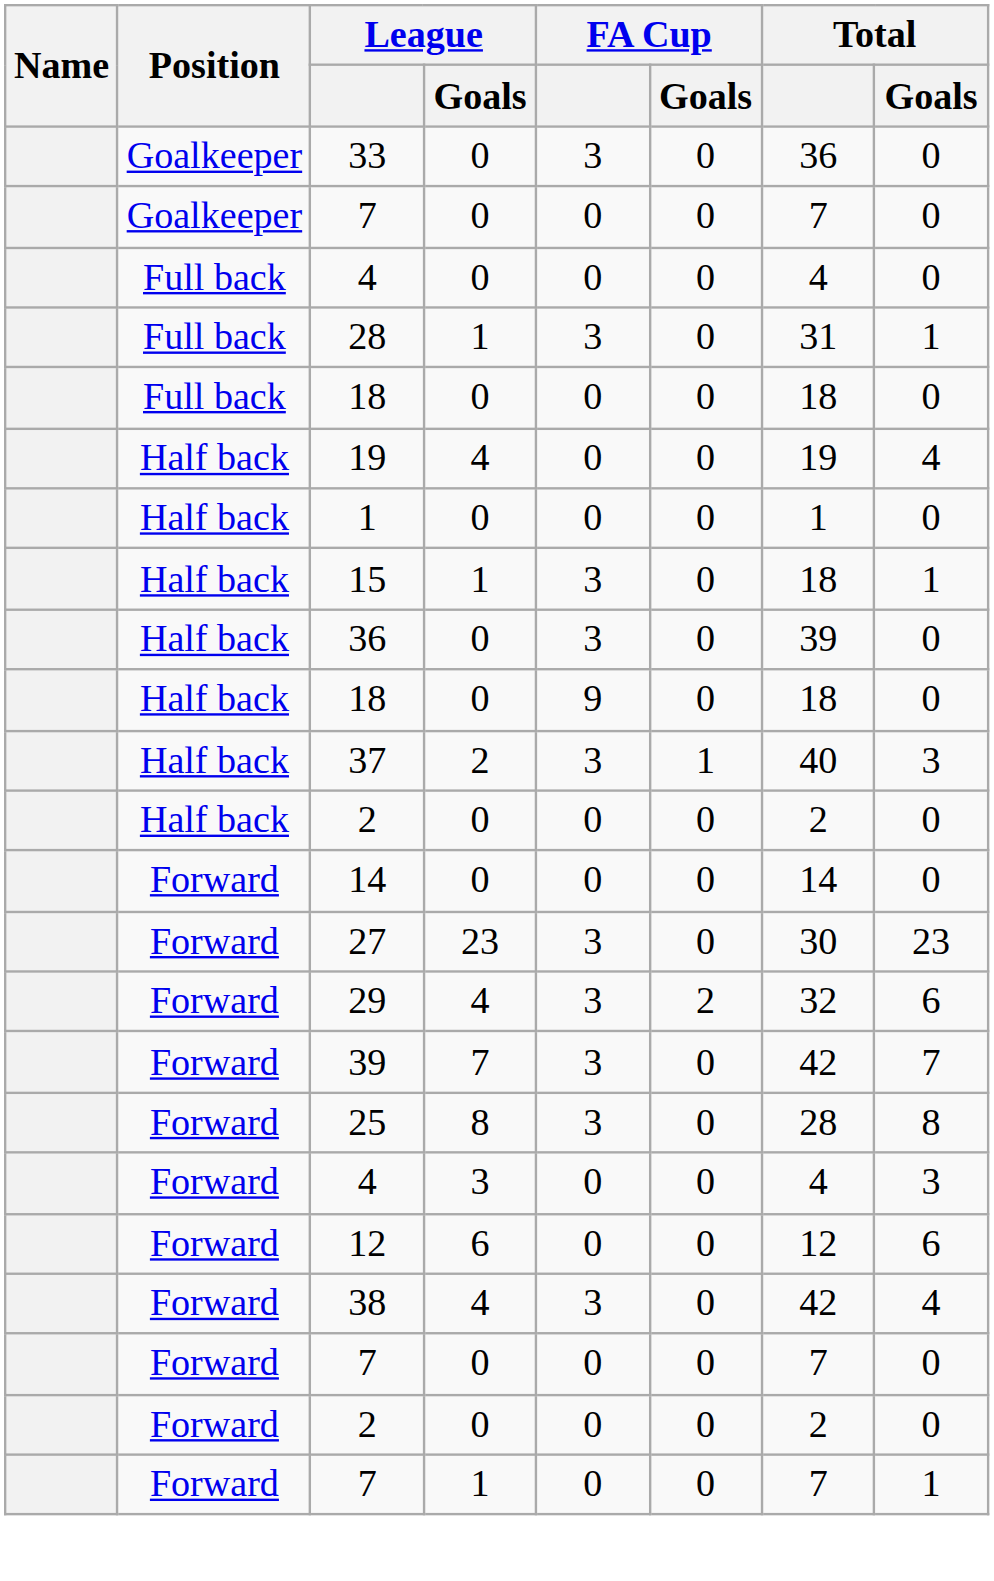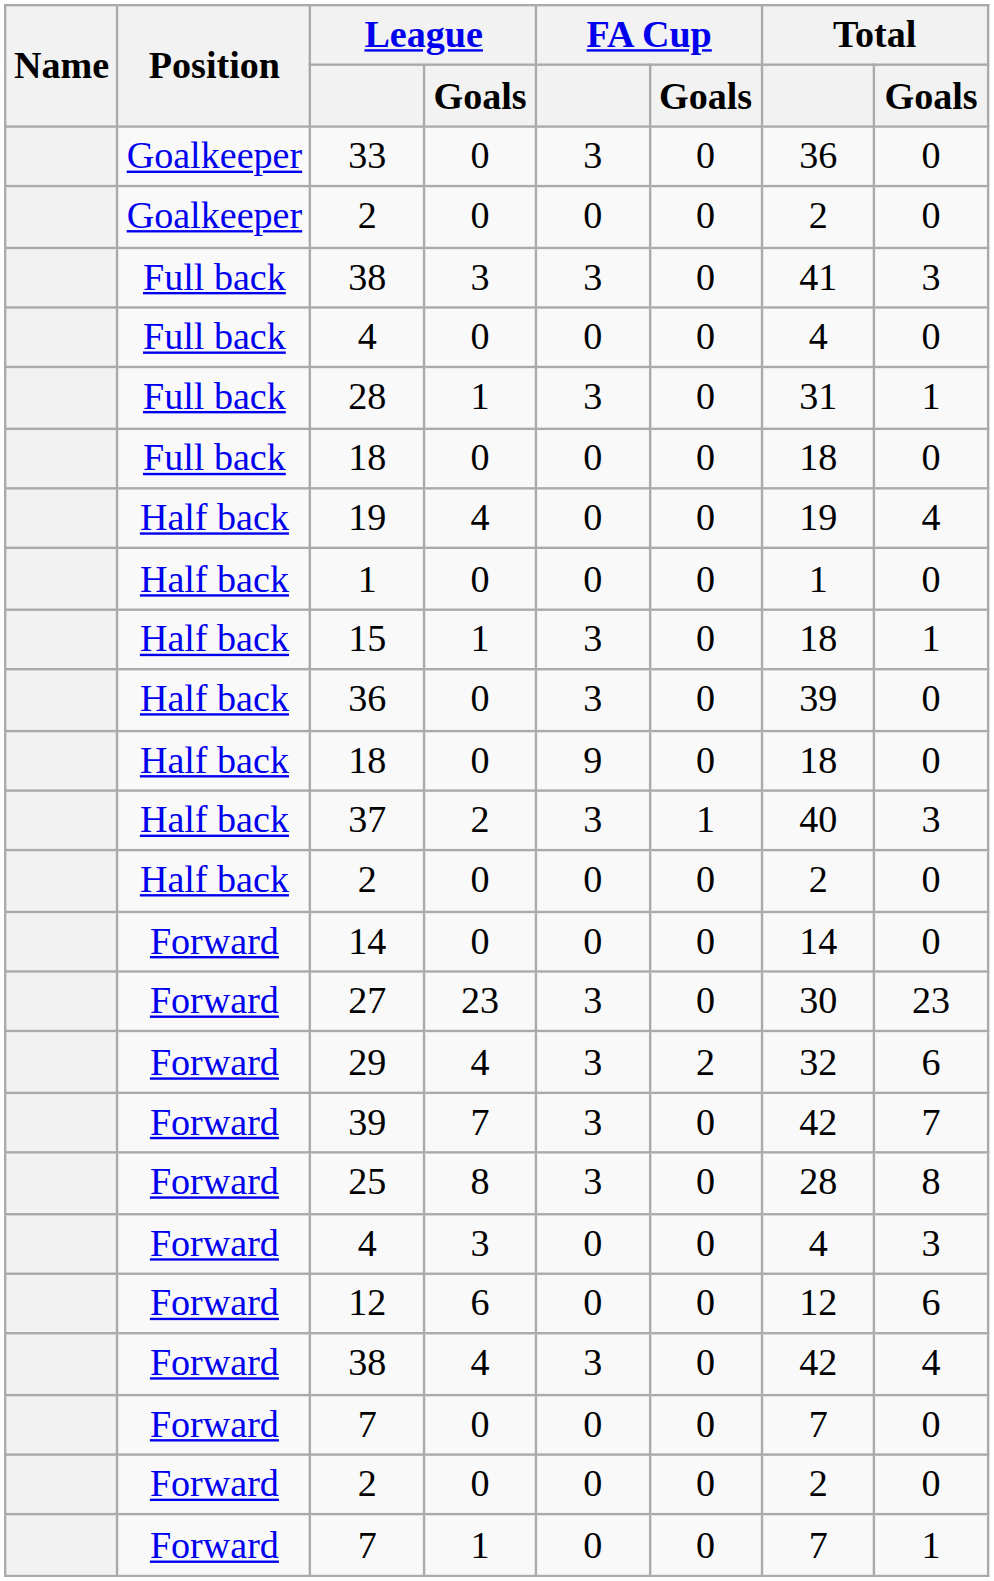+ row: (214, 215)
- row: (214, 215)
+ row: (214, 276)
